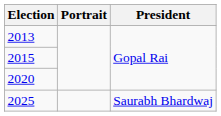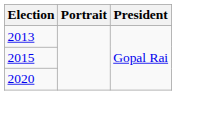- row: (21, 100)
